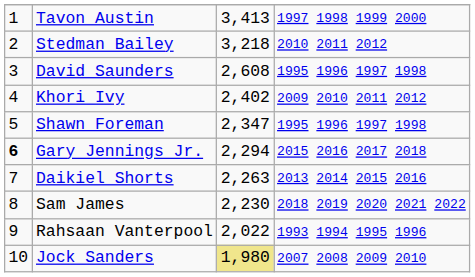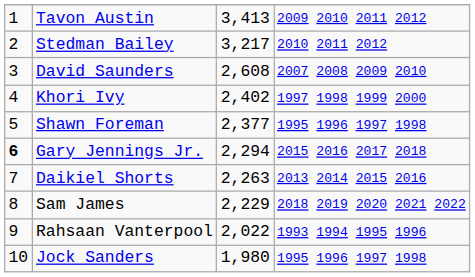(352, 18) 1997 1998 1999 2000 -> (352, 18) 2009 2010 2011 2012
(245, 45) 3,218 -> (245, 45) 3,217
(352, 71) 1995 1996 1997 1998 -> (352, 71) 2007 2008 2009 2010
(352, 98) 2009 2010 2011 2012 -> (352, 98) 1997 1998 1999 2000
(245, 125) 2,347 -> (245, 125) 2,377
(245, 205) 2,230 -> (245, 205) 2,229
(245, 258) khaki background -> (245, 258) no background
(352, 258) 2007 2008 2009 2010 -> (352, 258) 1995 1996 1997 1998
